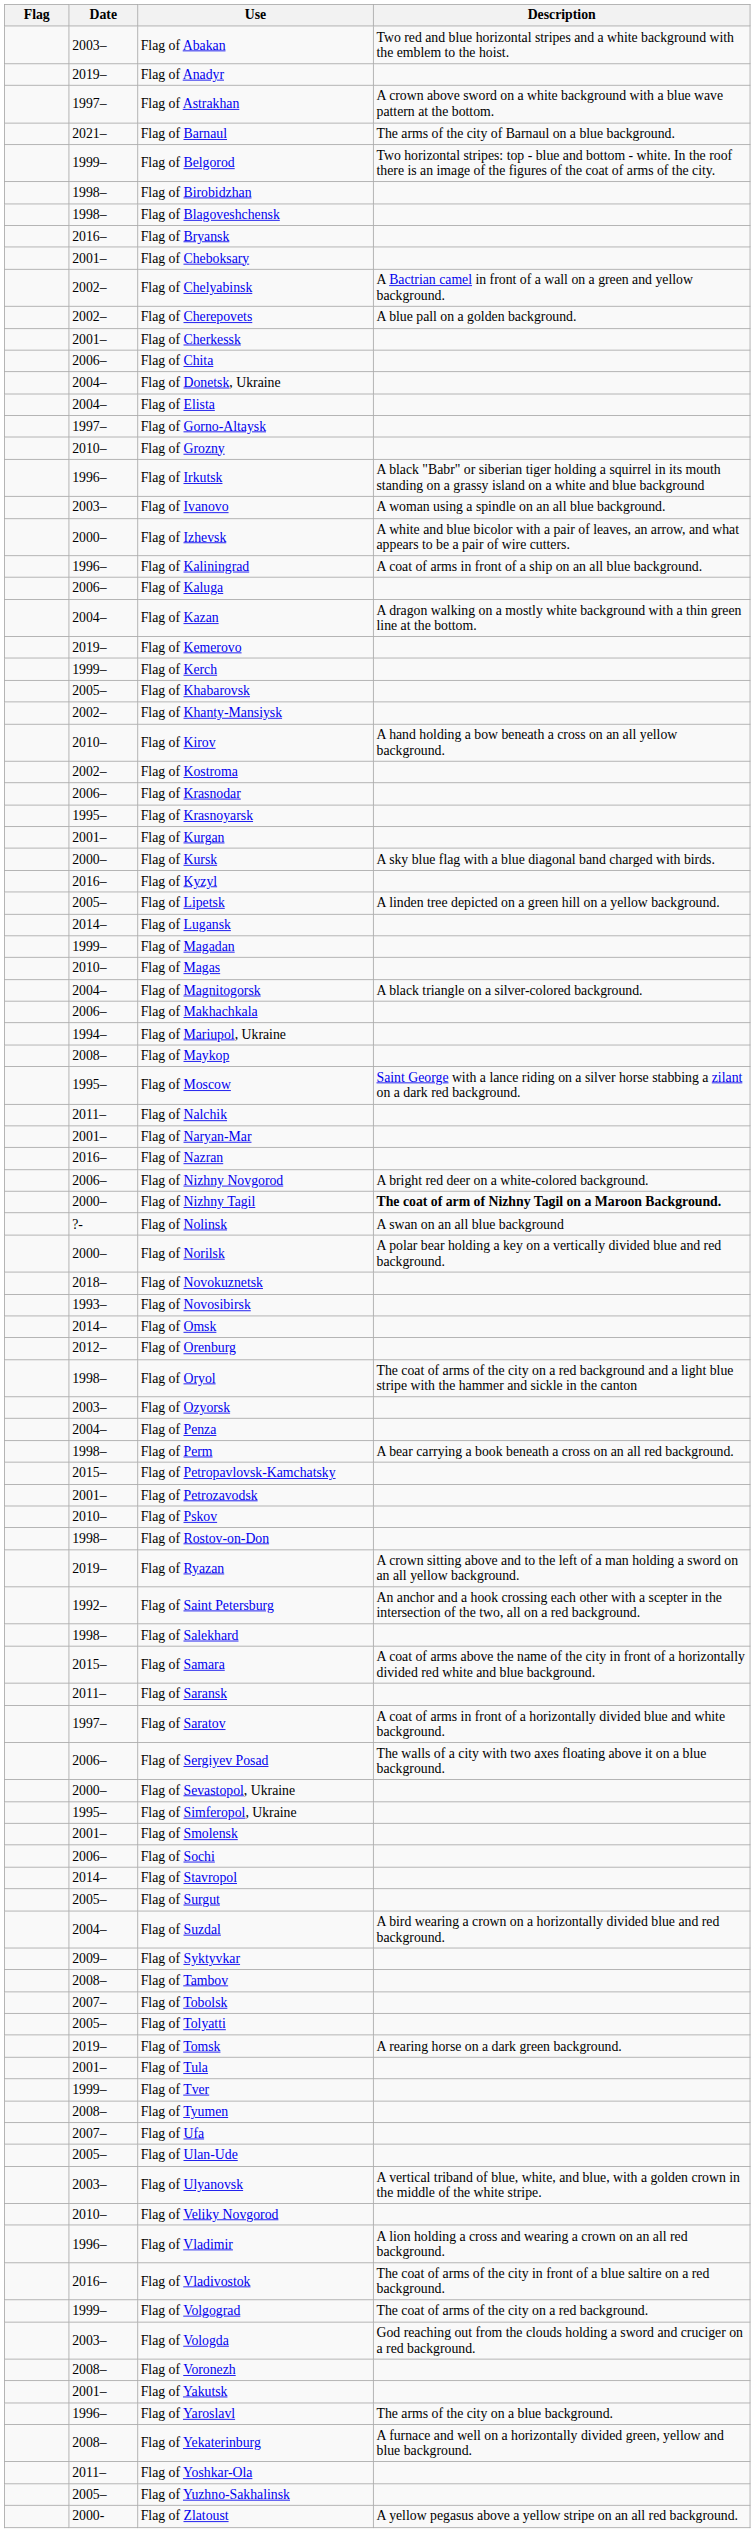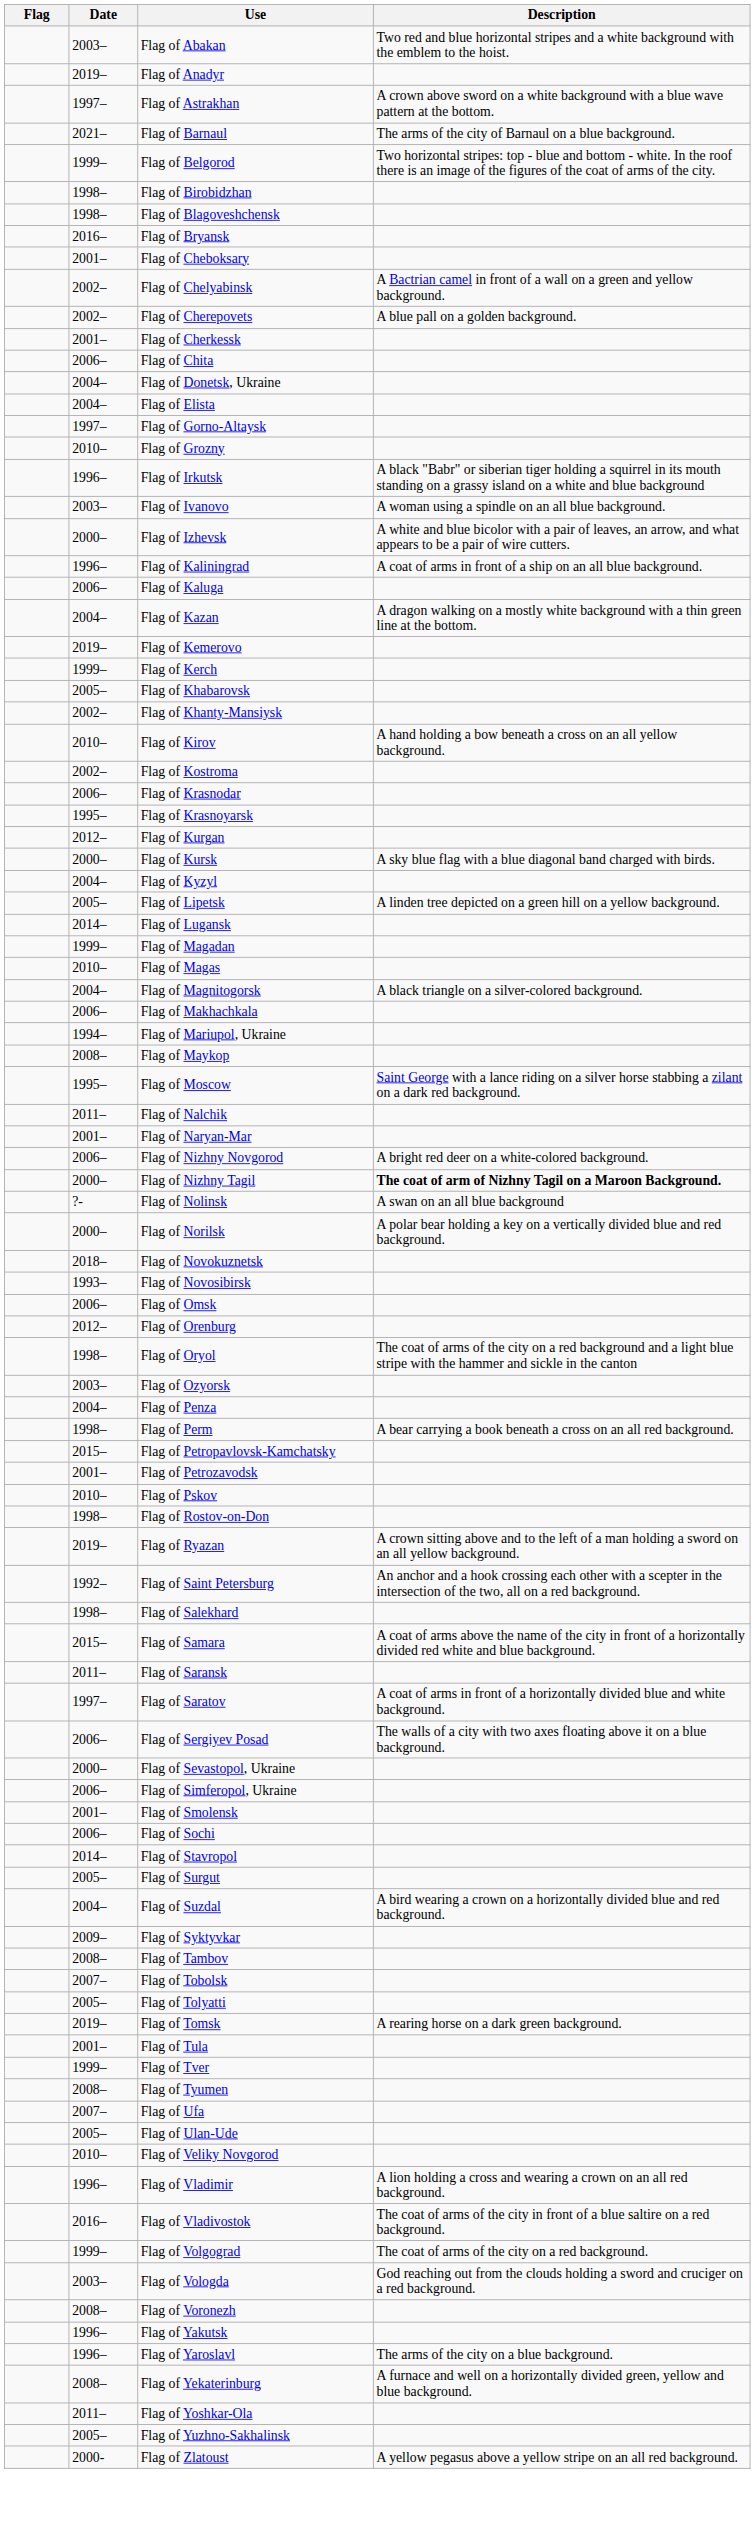(89, 837) 2001– -> (89, 837) 2012–
(89, 881) 2016– -> (89, 881) 2004–
- row: (182, 1158)
(89, 1326) 2014– -> (89, 1304) 2006–
(89, 1812) 1995– -> (89, 1790) 2006–
- row: (192, 2184)
(89, 2391) 2001– -> (89, 2332) 1996–
